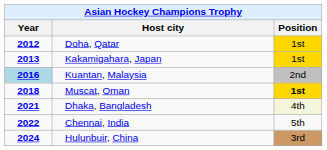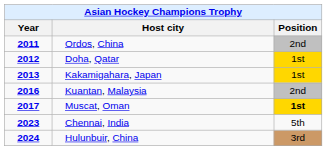+ row: (94, 43)
(28, 75) lightblue background -> (28, 91) no background
(28, 91) 2018 -> (28, 106) 2017
- row: (108, 106)
(28, 122) 2022 -> (28, 122) 2023
